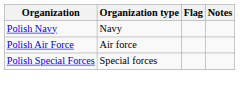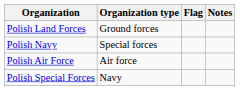+ row: (46, 28)
(111, 28) Navy -> (128, 45) Special forces
(128, 61) Special forces -> (111, 77) Navy
